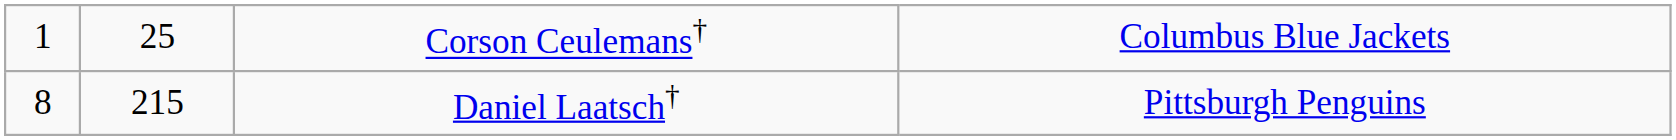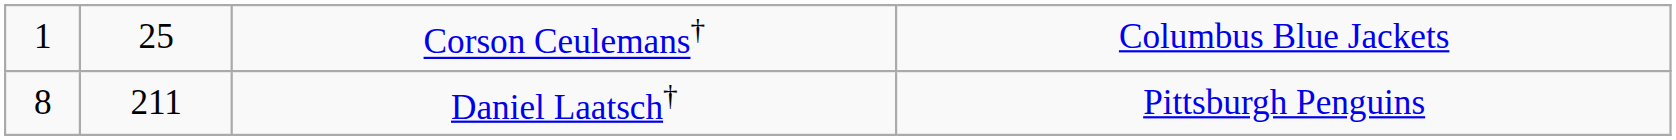(157, 102) 215 -> (156, 102) 211
